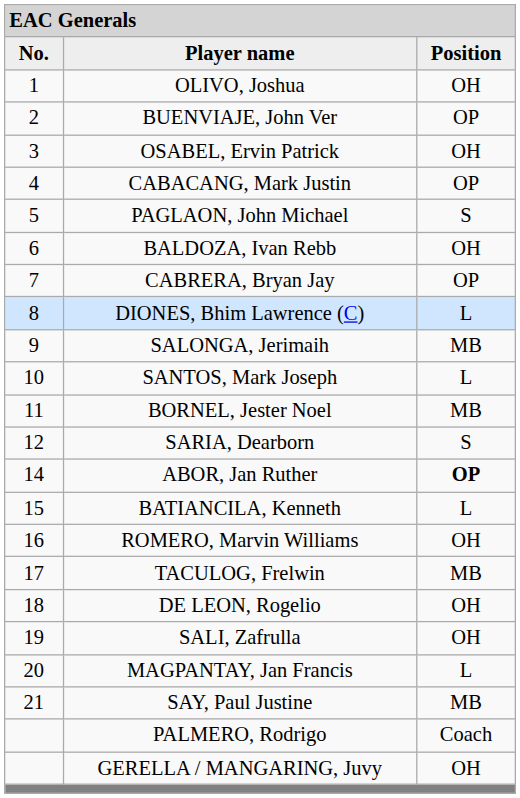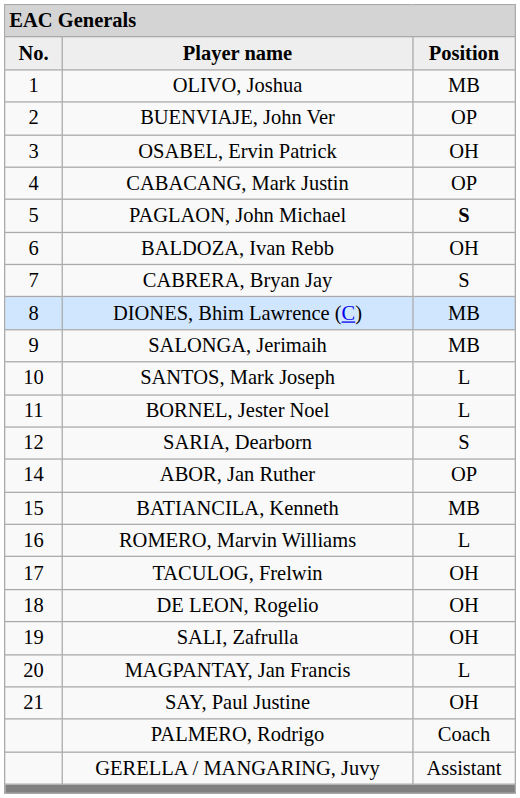(466, 85) OH -> (464, 85) MB
(466, 215) normal -> (464, 215) bold
(466, 280) OP -> (464, 280) S
(466, 313) L -> (464, 313) MB
(466, 410) MB -> (464, 410) L
(466, 475) bold -> (464, 475) normal
(466, 507) L -> (464, 507) MB
(466, 540) OH -> (464, 540) L
(466, 572) MB -> (464, 572) OH
(466, 702) MB -> (464, 702) OH
(466, 767) OH -> (464, 767) Assistant
